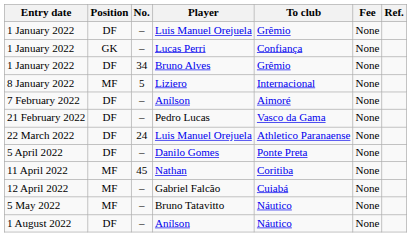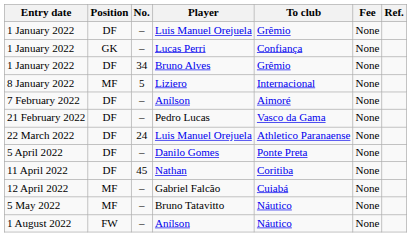(109, 170) MF -> (109, 170) DF
(109, 223) DF -> (109, 223) FW
